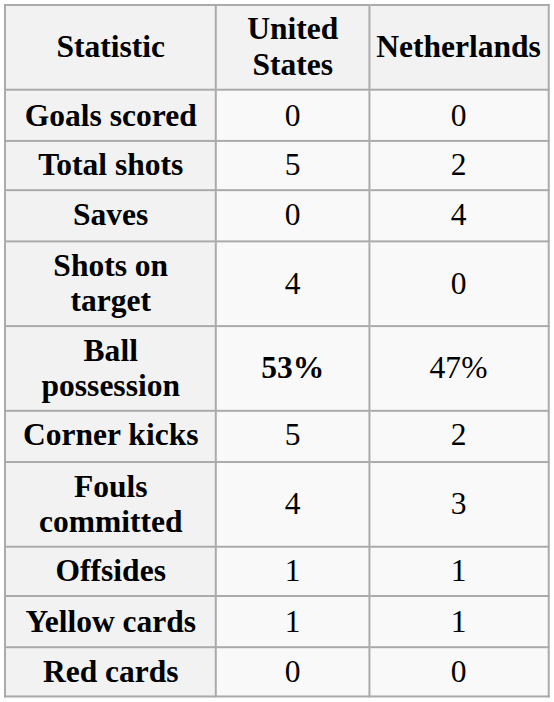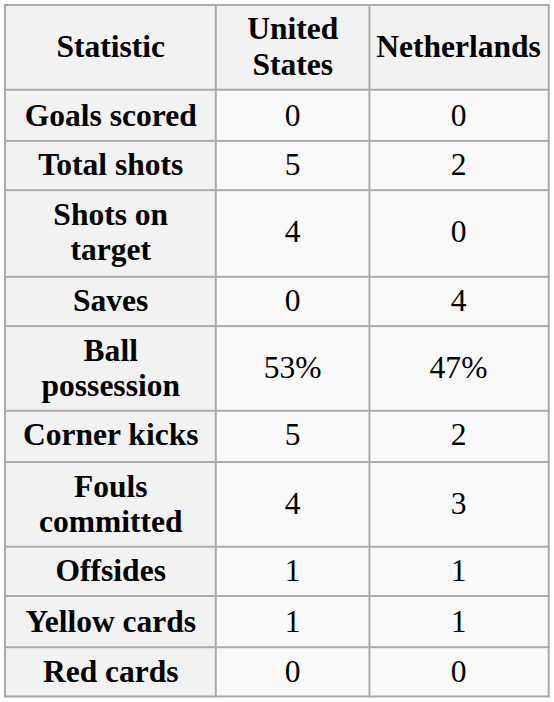rows swapped: (111, 282) <-> (111, 214)
(293, 368) bold -> (293, 368) normal
